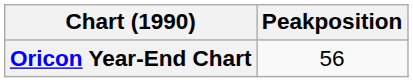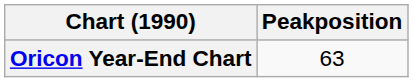(332, 58) 56 -> (332, 58) 63
